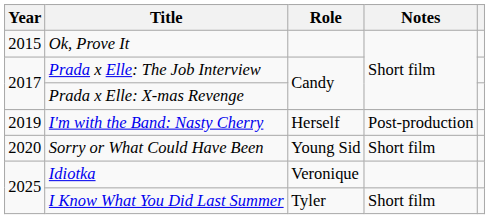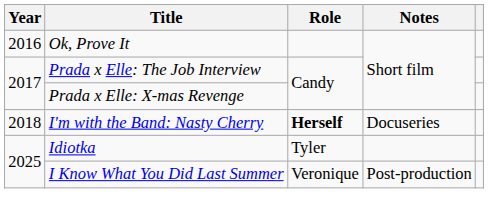(25, 43) 2015 -> (25, 43) 2016
(25, 122) 2019 -> (25, 122) 2018
(315, 122) normal -> (317, 122) bold
(421, 122) Post-production -> (403, 122) Docuseries
- row: (156, 148)
(325, 174) Veronique -> (308, 148) Tyler
(308, 200) Tyler -> (325, 174) Veronique
(402, 200) Short film -> (419, 174) Post-production
